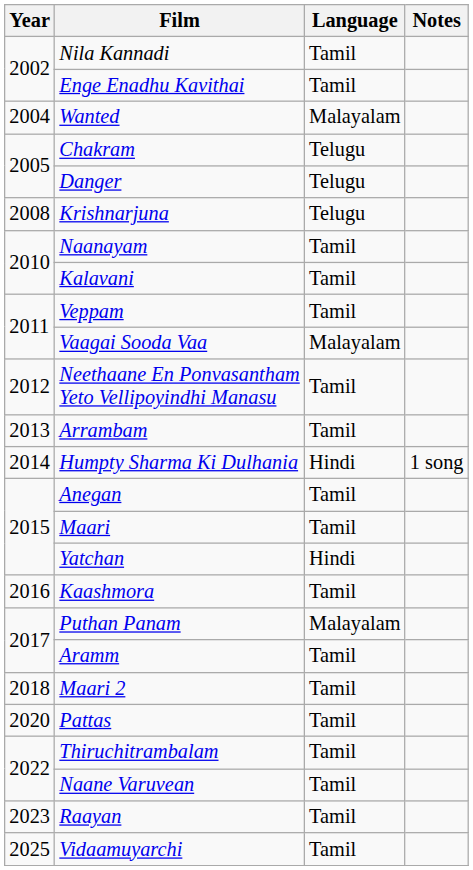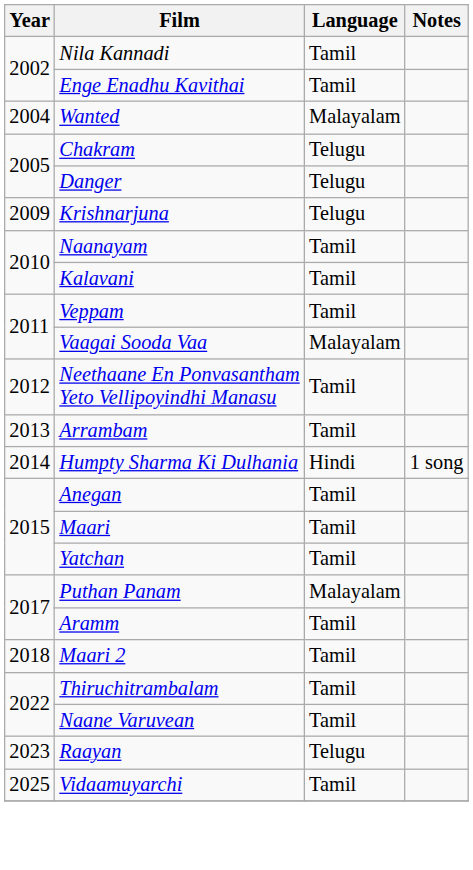(30, 213) 2008 -> (30, 213) 2009
(332, 559) Hindi -> (333, 559) Tamil
- row: (107, 591)
- row: (85, 720)
(333, 816) Tamil -> (337, 752) Telugu
